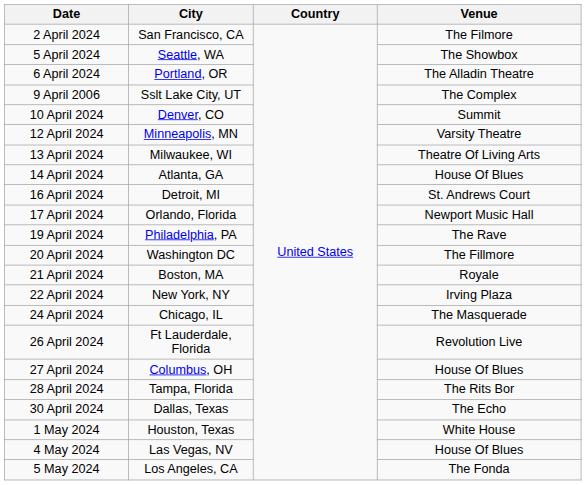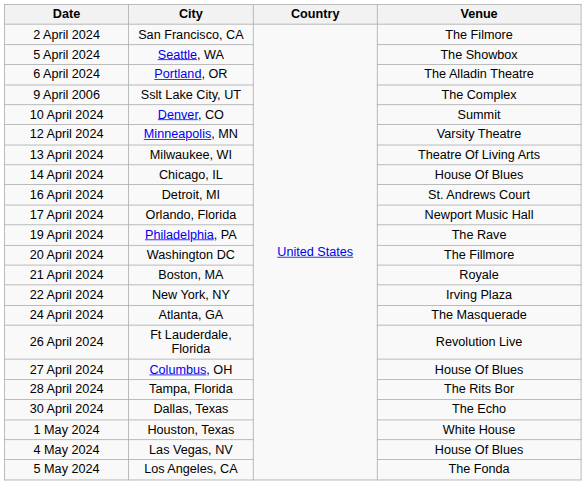(191, 174) Atlanta, GA -> (191, 174) Chicago, IL
(191, 315) Chicago, IL -> (191, 315) Atlanta, GA
